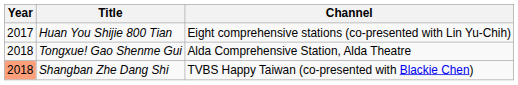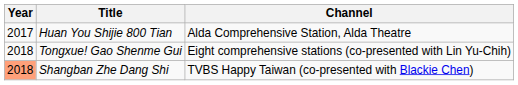(349, 32) Eight comprehensive stations (co-presented with Lin Yu-Chih) -> (299, 32) Alda Comprehensive Station, Alda Theatre
(299, 51) Alda Comprehensive Station, Alda Theatre -> (349, 51) Eight comprehensive stations (co-presented with Lin Yu-Chih)
